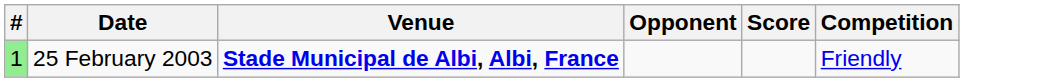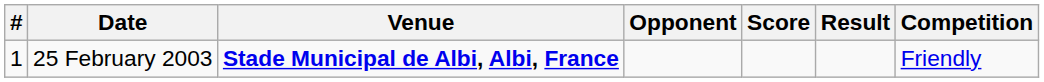+ column: (855, 22)
(16, 58) lightgreen background -> (16, 58) no background
